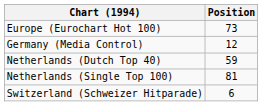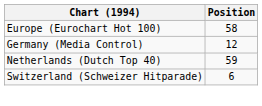(232, 29) 73 -> (232, 29) 58
- row: (90, 77)
